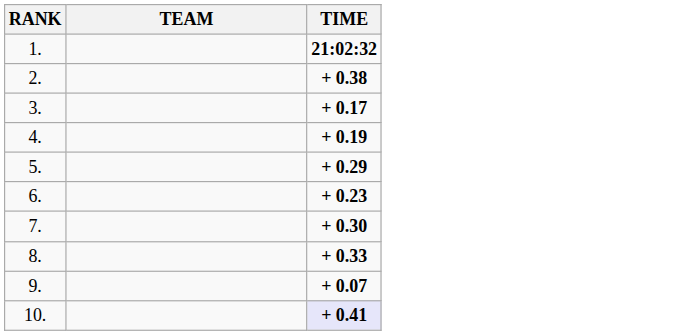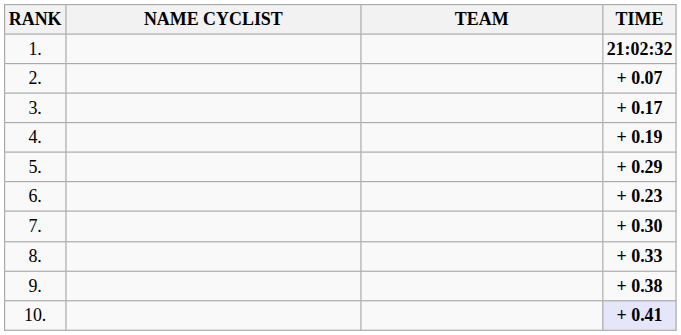+ column: (213, 19)
(344, 78) + 0.38 -> (640, 78) + 0.07
(344, 285) + 0.07 -> (640, 285) + 0.38
